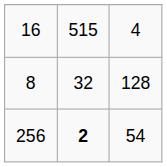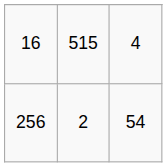- row: (31, 83)
(83, 135) bold -> (83, 122) normal
